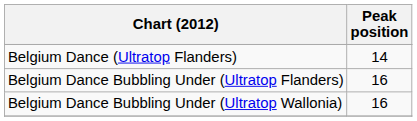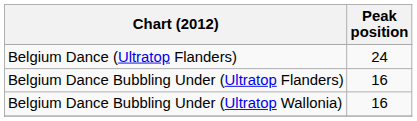(379, 56) 14 -> (379, 56) 24
